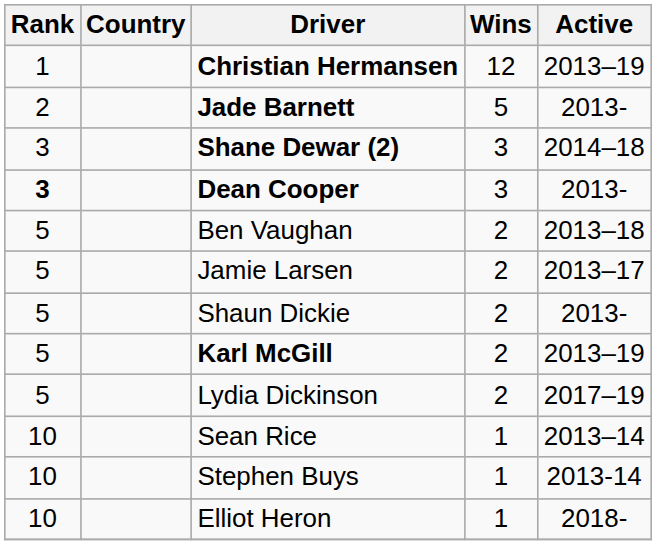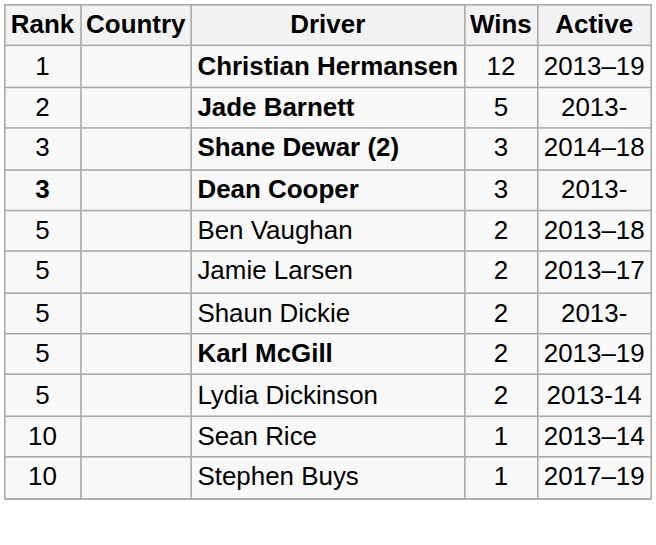(594, 395) 2017–19 -> (594, 395) 2013-14
(594, 477) 2013-14 -> (594, 477) 2017–19
- row: (264, 518)
